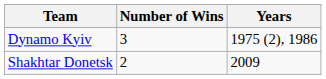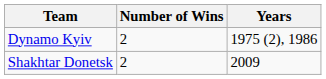(123, 39) 3 -> (123, 39) 2
